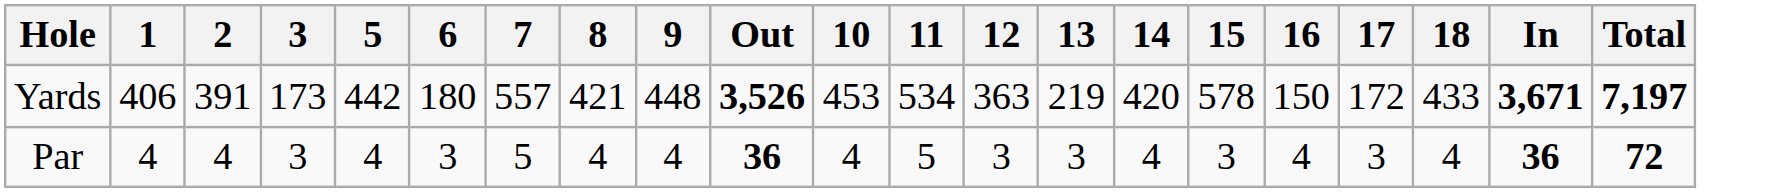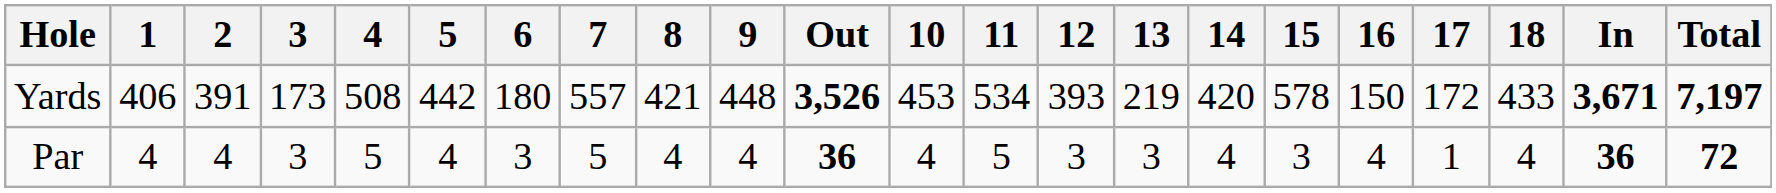+ column: (373, 34)
(1001, 95) 363 -> (1076, 95) 393
(1376, 156) 3 -> (1451, 156) 1
